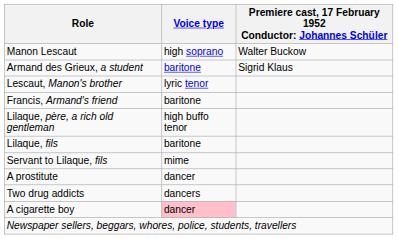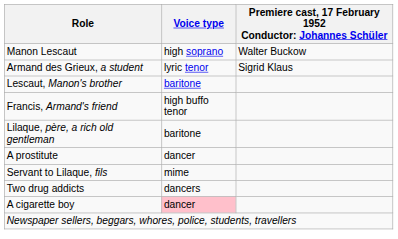(182, 68) baritone -> (186, 68) lyric tenor
(186, 84) lyric tenor -> (182, 84) baritone
(182, 100) baritone -> (186, 106) high buffo tenor
(186, 122) high buffo tenor -> (182, 134) baritone
- row: (32, 144)
rows swapped: (32, 177) <-> (57, 160)
